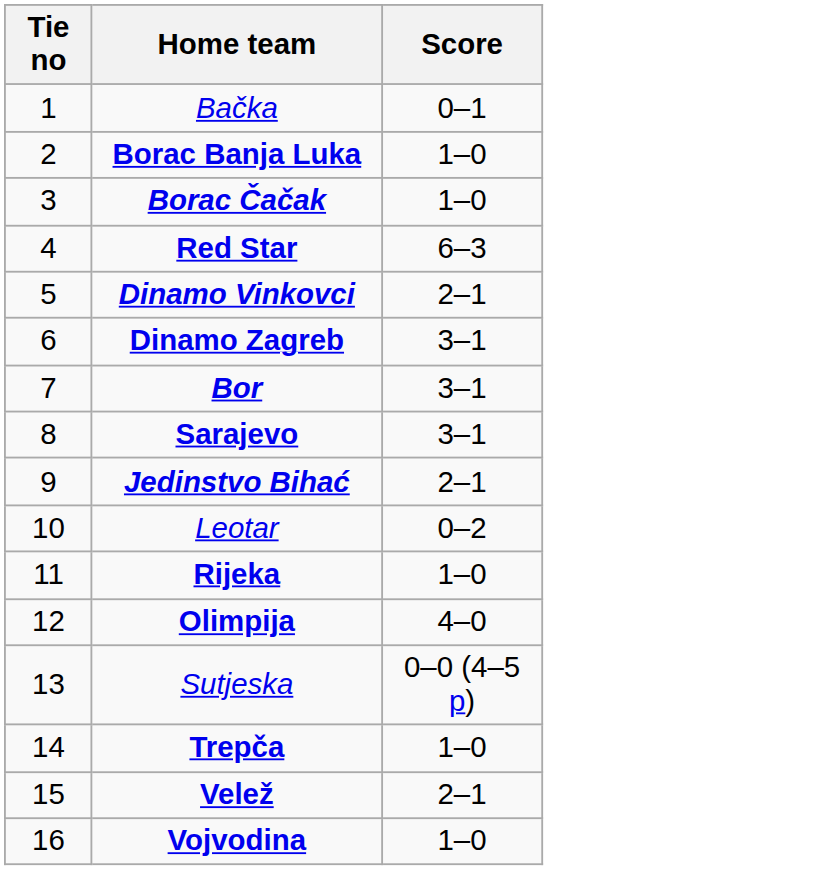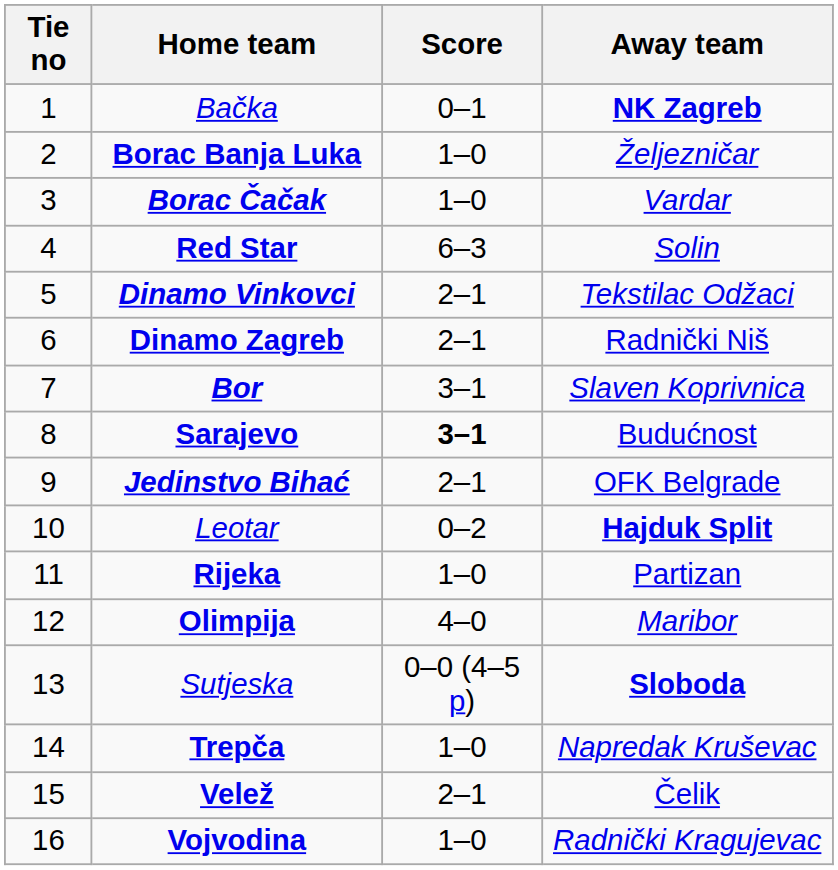+ column: (687, 44)
(462, 341) 3–1 -> (462, 341) 2–1
(462, 434) normal -> (462, 434) bold
